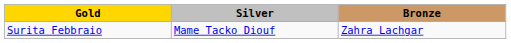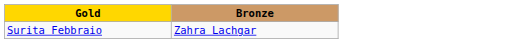- column: (255, 13)
